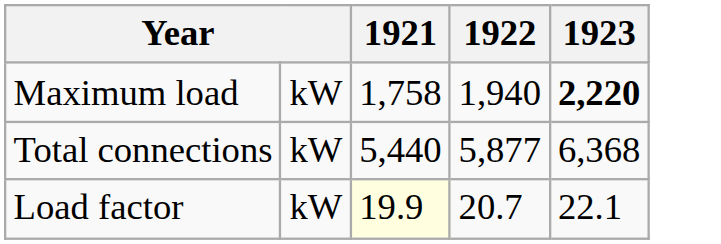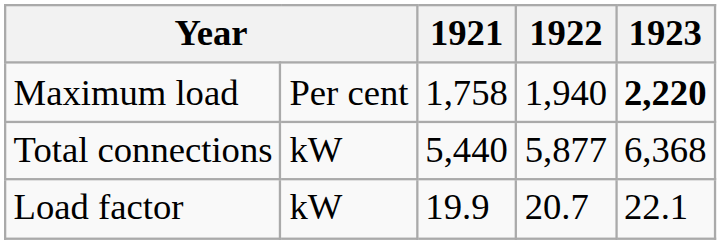(316, 91) kW -> (349, 91) Per cent
(391, 207) lightyellow background -> (457, 207) no background
